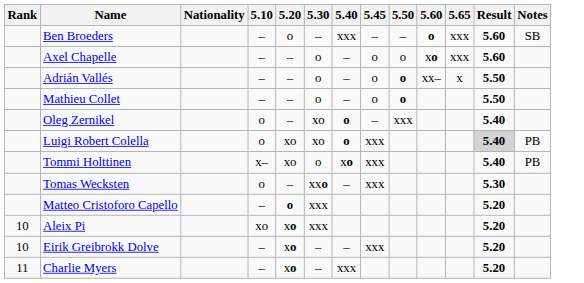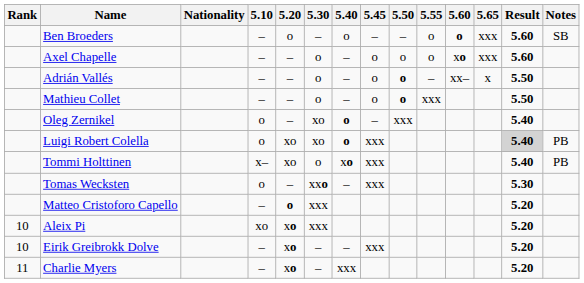+ column: (431, 15)
(347, 36) xxx -> (347, 36) o
